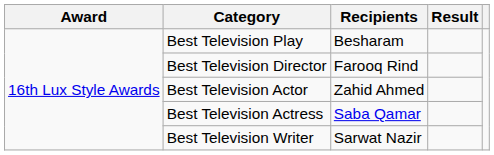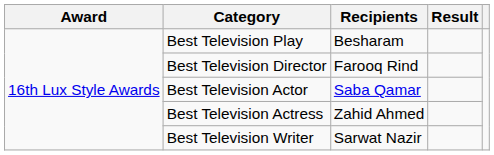(379, 90) Zahid Ahmed -> (377, 90) Saba Qamar
(377, 114) Saba Qamar -> (379, 114) Zahid Ahmed
